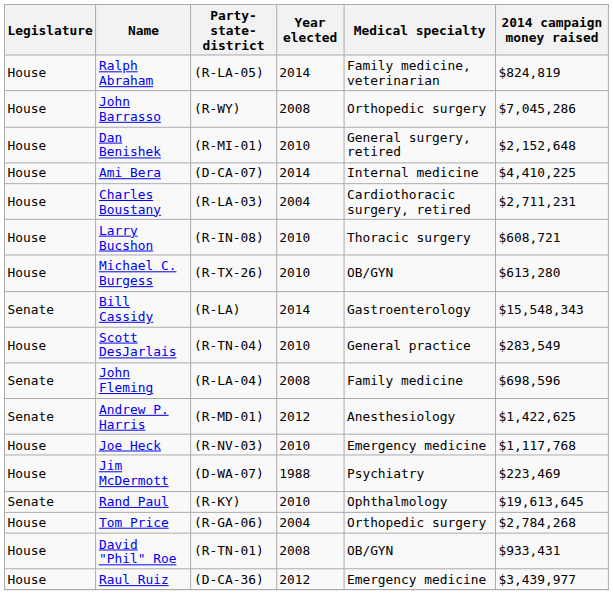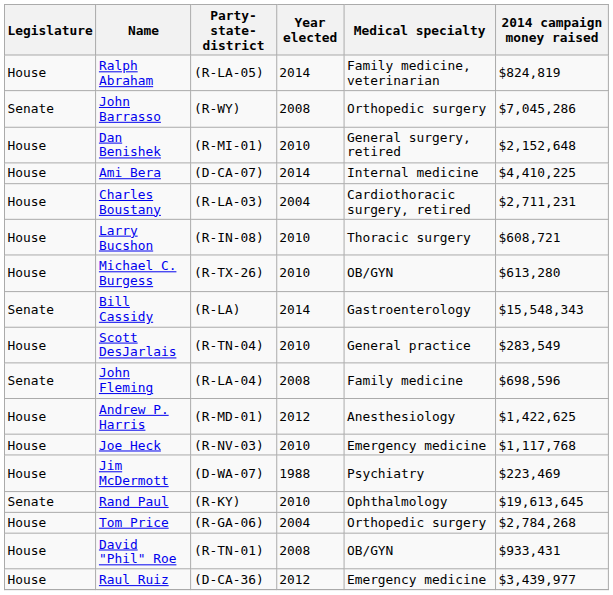(27, 109) House -> (31, 109) Senate
(31, 416) Senate -> (27, 416) House
